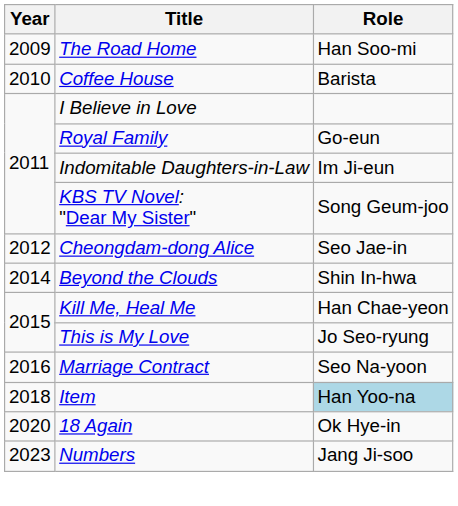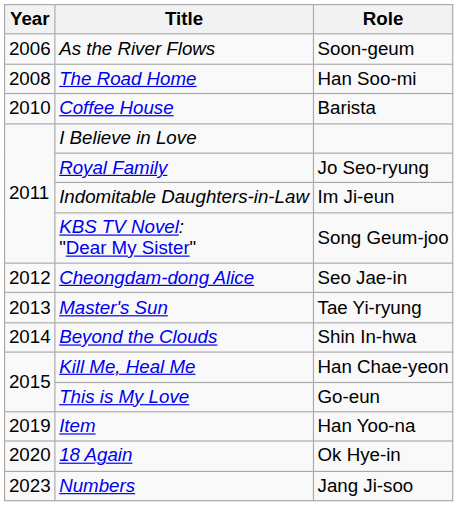+ row: (137, 49)
(30, 49) 2009 -> (30, 78) 2008
(349, 138) Go-eun -> (373, 167) Jo Seo-ryung
+ row: (114, 307)
(373, 337) Jo Seo-ryung -> (349, 396) Go-eun
- row: (134, 366)
(30, 396) 2018 -> (30, 426) 2019
(366, 396) lightblue background -> (366, 426) no background
